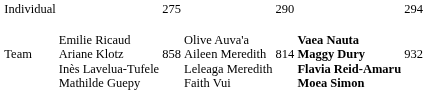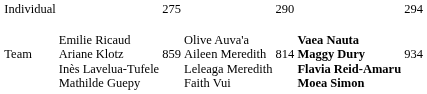(172, 54) 858 -> (172, 54) 859
(414, 54) 932 -> (414, 54) 934
